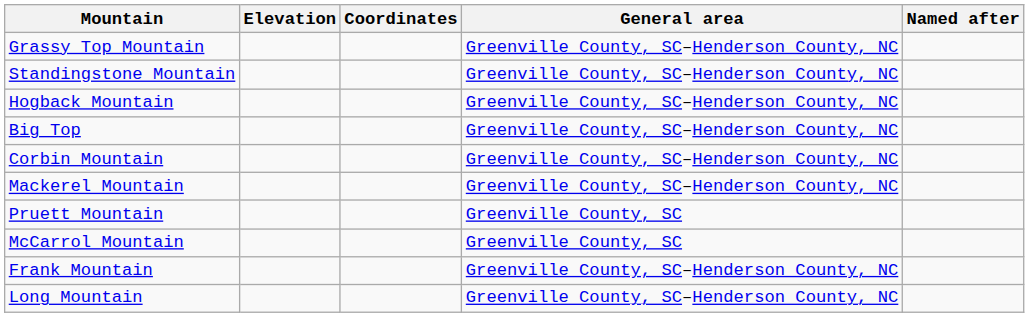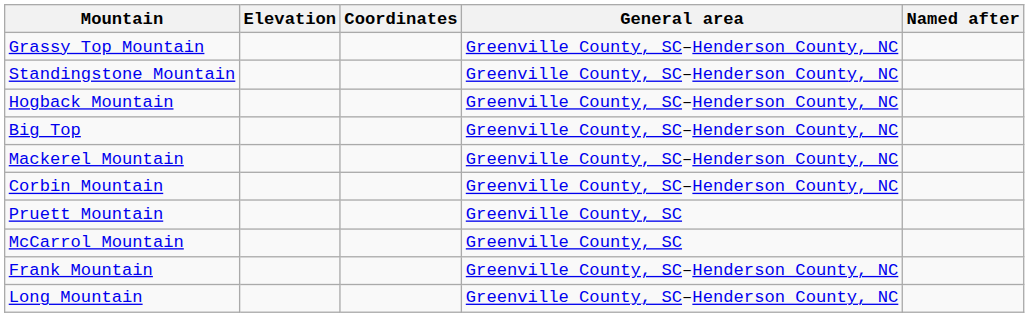rows swapped: (96, 186) <-> (86, 158)
